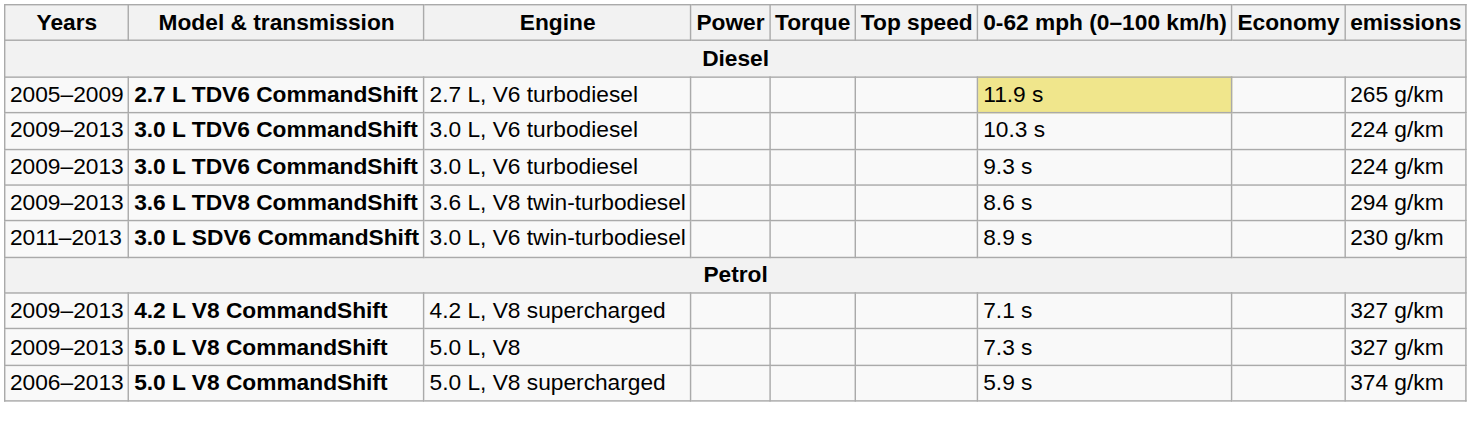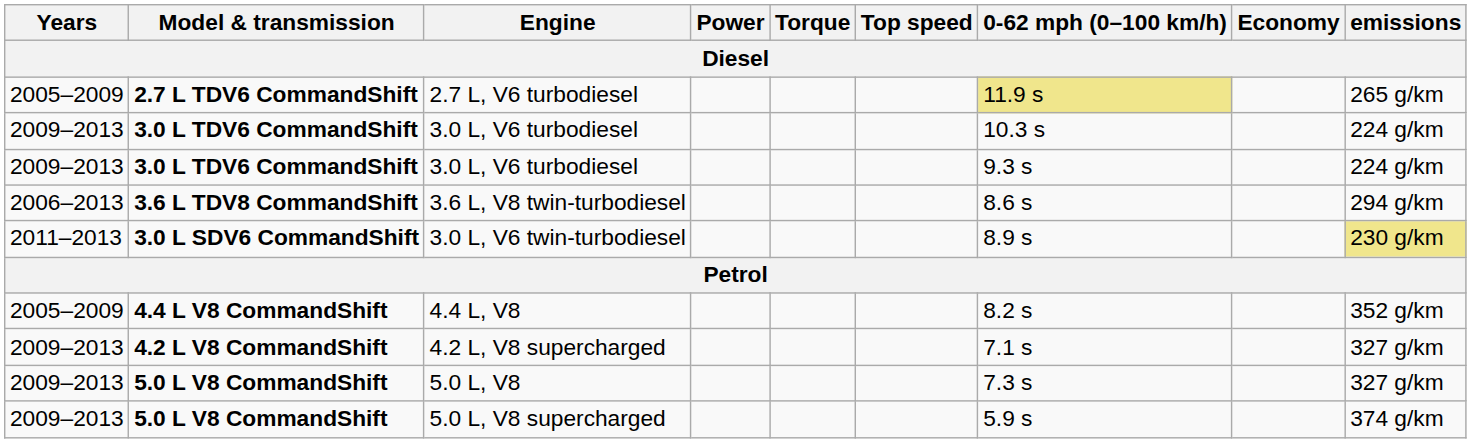(67, 202) 2009–2013 -> (67, 202) 2006–2013
(1397, 238) no background -> (1397, 238) khaki background
+ row: (261, 310)
(67, 382) 2006–2013 -> (67, 418) 2009–2013
